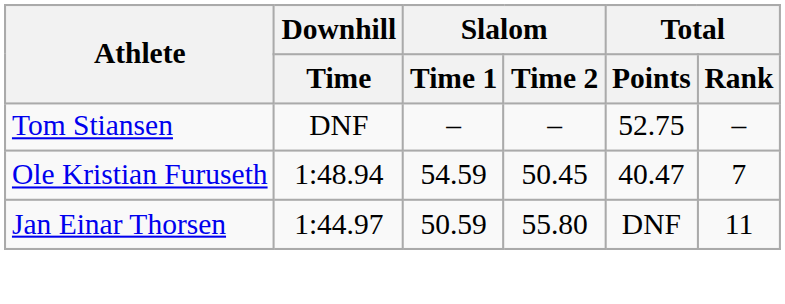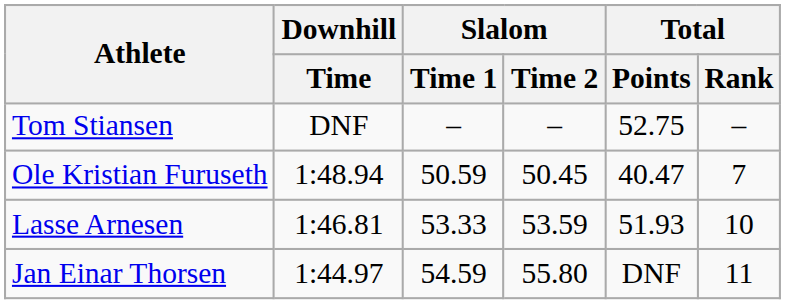(454, 175) 54.59 -> (454, 175) 50.59
+ row: (98, 223)
(454, 223) 50.59 -> (454, 272) 54.59
